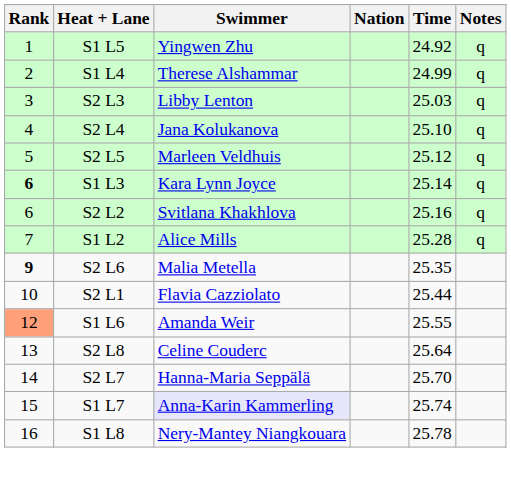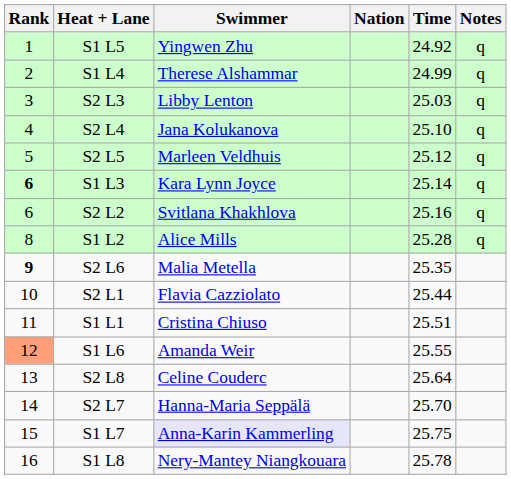(29, 239) 7 -> (29, 239) 8
+ row: (103, 322)
(432, 405) 25.74 -> (432, 433) 25.75
